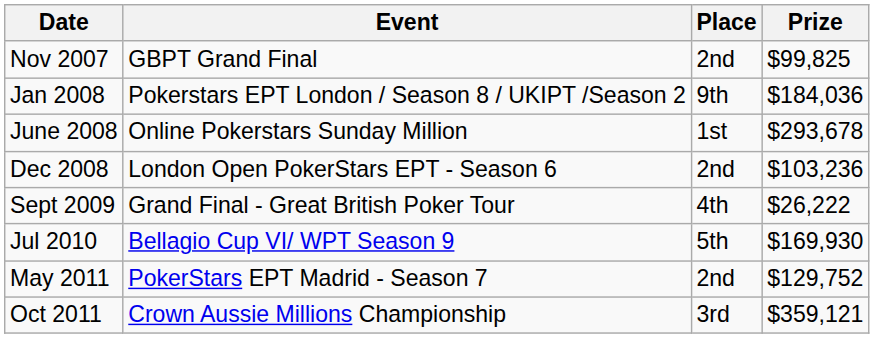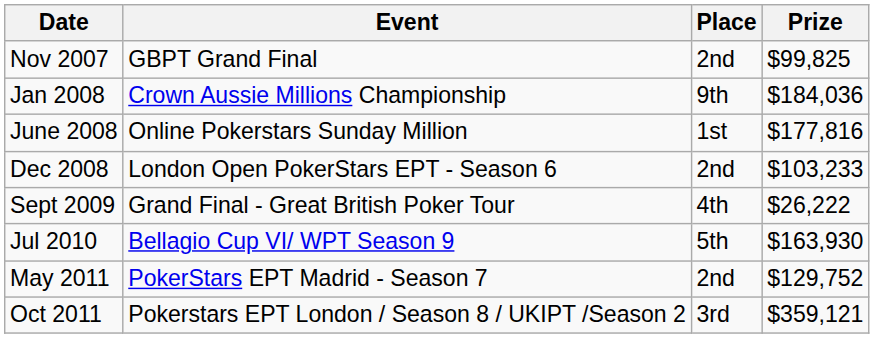(407, 95) Pokerstars EPT London / Season 8 / UKIPT /Season 2 -> (317, 95) Crown Aussie Millions Championship
(815, 132) $293,678 -> (815, 132) $177,816
(815, 168) $103,236 -> (815, 168) $103,233
(815, 242) $169,930 -> (815, 242) $163,930
(317, 315) Crown Aussie Millions Championship -> (407, 315) Pokerstars EPT London / Season 8 / UKIPT /Season 2
